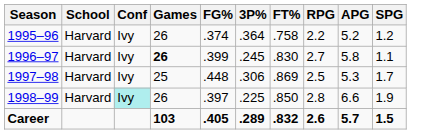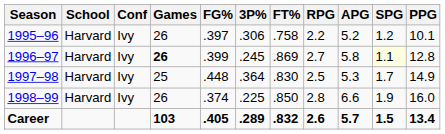+ column: (423, 14)
(216, 35) .374 -> (216, 35) .397
(252, 35) .364 -> (252, 35) .306
(285, 56) .830 -> (285, 56) .869
(385, 56) no background -> (385, 56) lightyellow background
(252, 77) .306 -> (252, 77) .364
(285, 77) .869 -> (285, 77) .830
(126, 98) paleturquoise background -> (126, 98) no background
(216, 98) .397 -> (216, 98) .374
